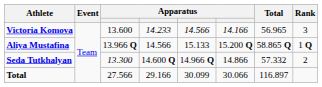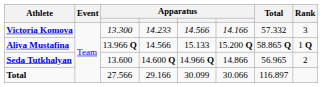(120, 30) 13.600 -> (120, 30) 13.300
(274, 30) 56.965 -> (274, 30) 57.332
(120, 60) 13.300 -> (120, 60) 13.600
(274, 60) 57.332 -> (274, 60) 56.965
